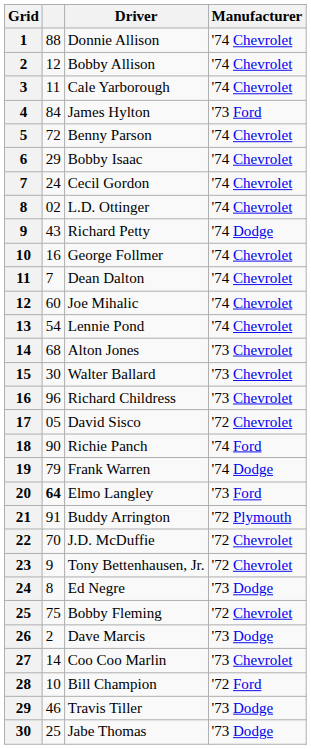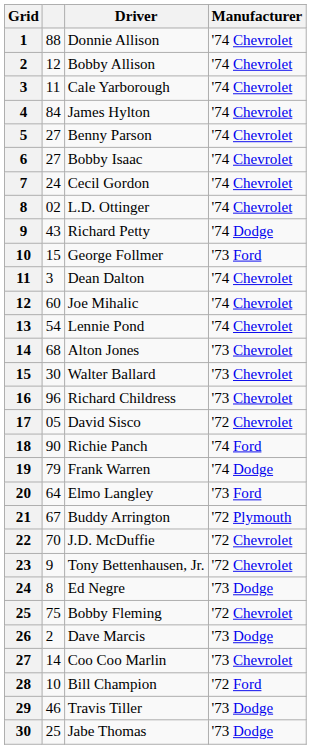(236, 111) '73 Ford -> (252, 111) '74 Chevrolet
(53, 135) 72 -> (53, 135) 27
(53, 159) 29 -> (53, 159) 27
(53, 254) 16 -> (53, 254) 15
(252, 254) '74 Chevrolet -> (236, 254) '73 Ford
(50, 278) 7 -> (50, 278) 3
(53, 493) bold -> (53, 493) normal
(53, 517) 91 -> (53, 517) 67
